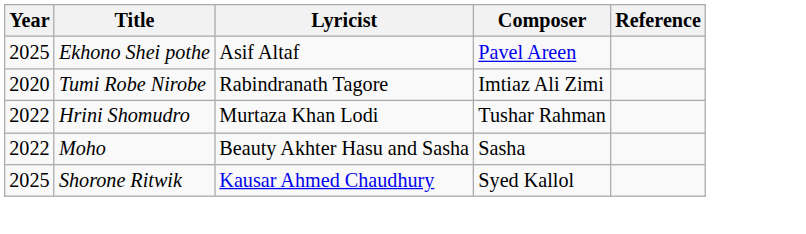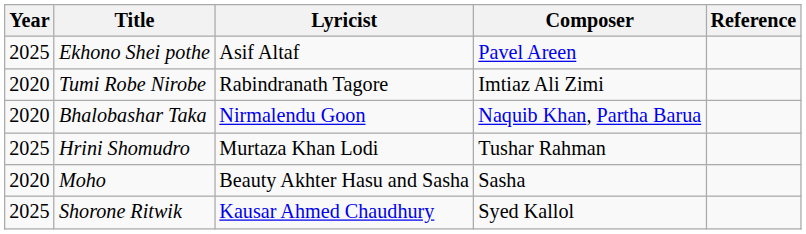+ row: (133, 116)
(29, 116) 2022 -> (29, 148) 2025
(29, 148) 2022 -> (29, 180) 2020
